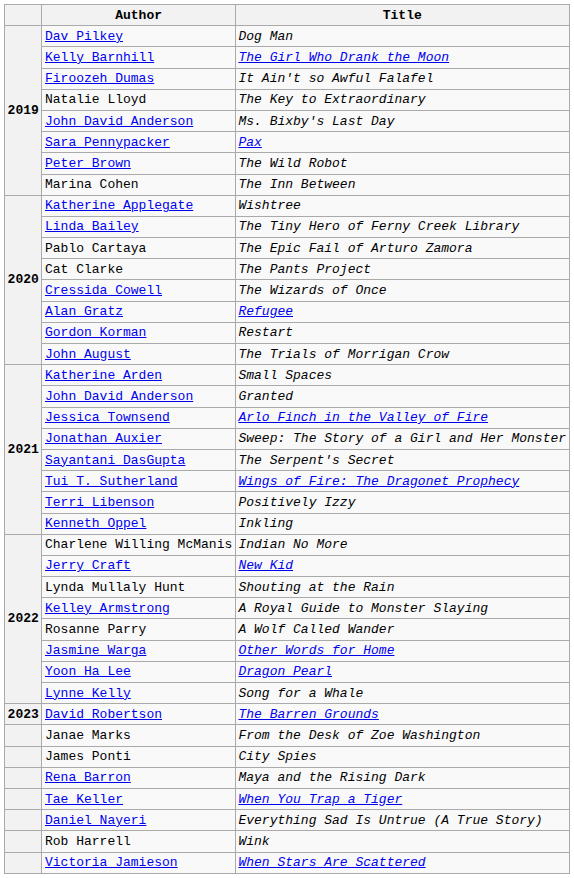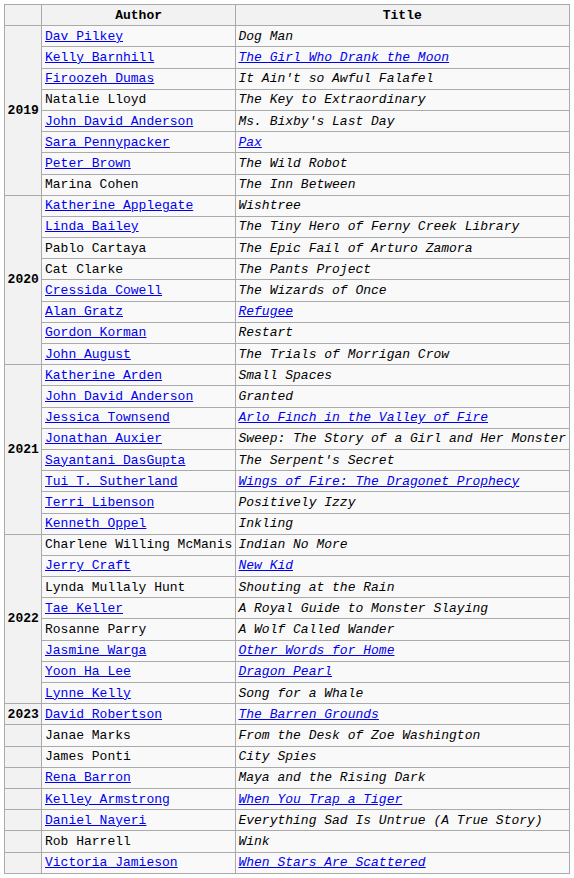(107, 608) Kelley Armstrong -> (84, 608) Tae Keller
(84, 799) Tae Keller -> (107, 799) Kelley Armstrong
